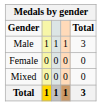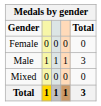rows swapped: (24, 44) <-> (24, 60)
